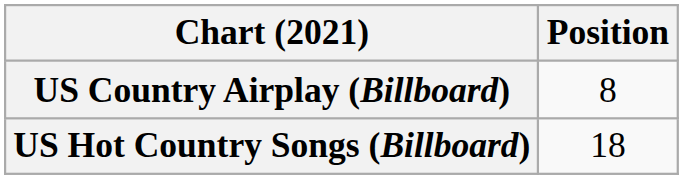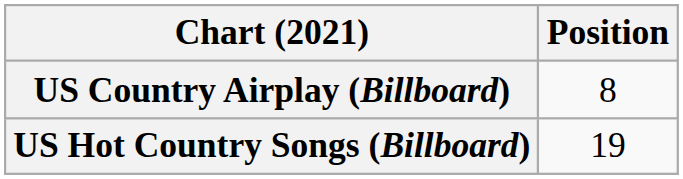(608, 145) 18 -> (608, 145) 19
